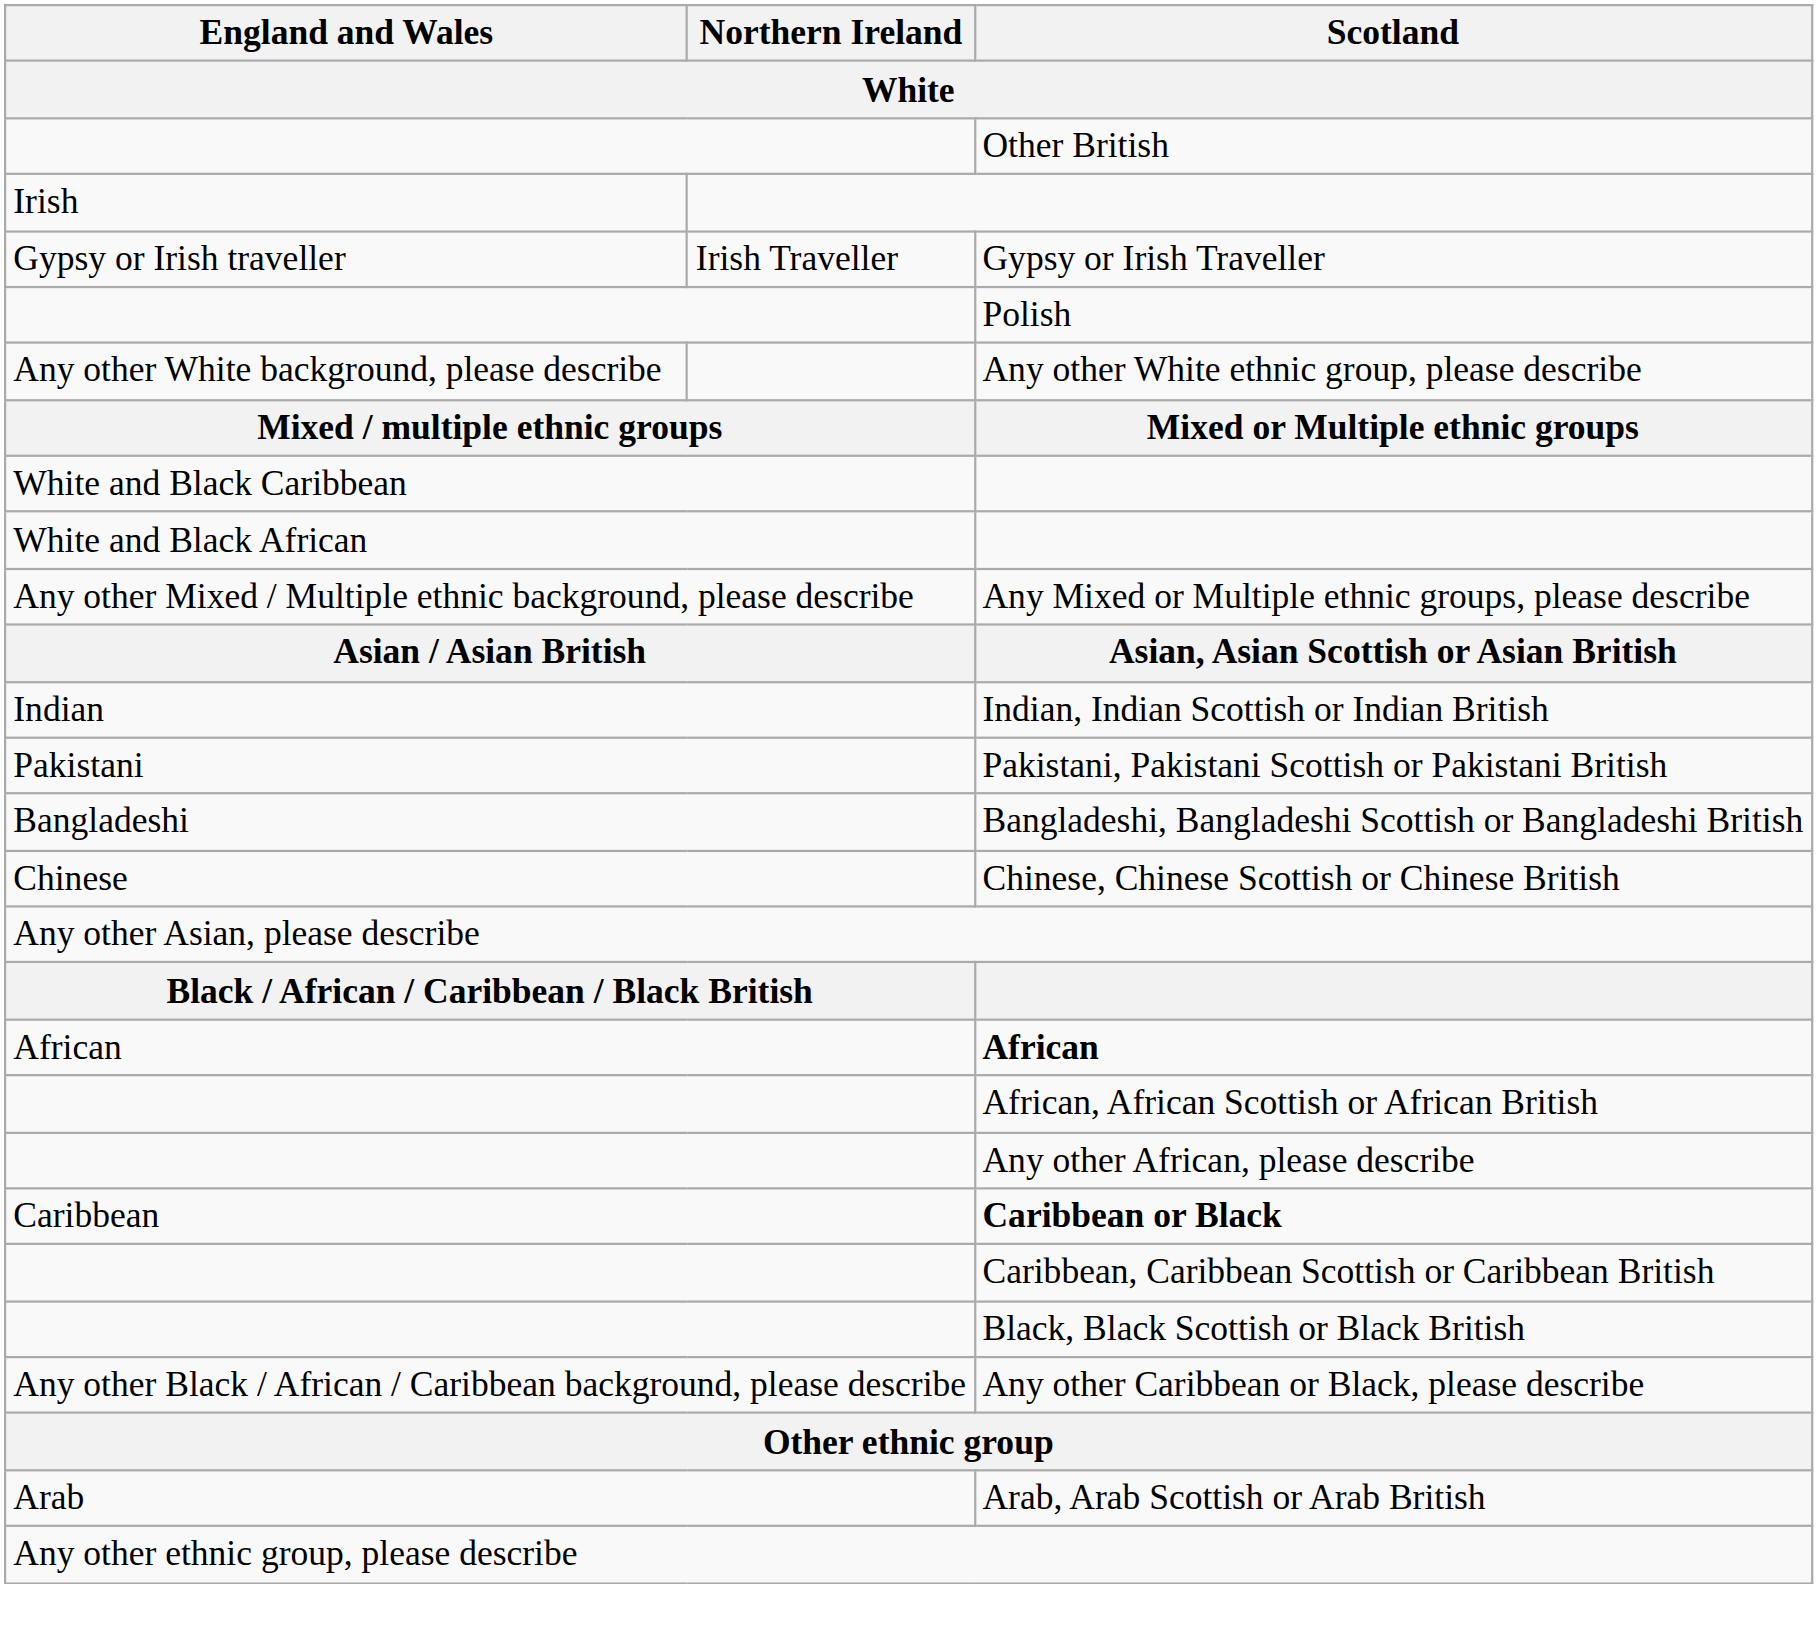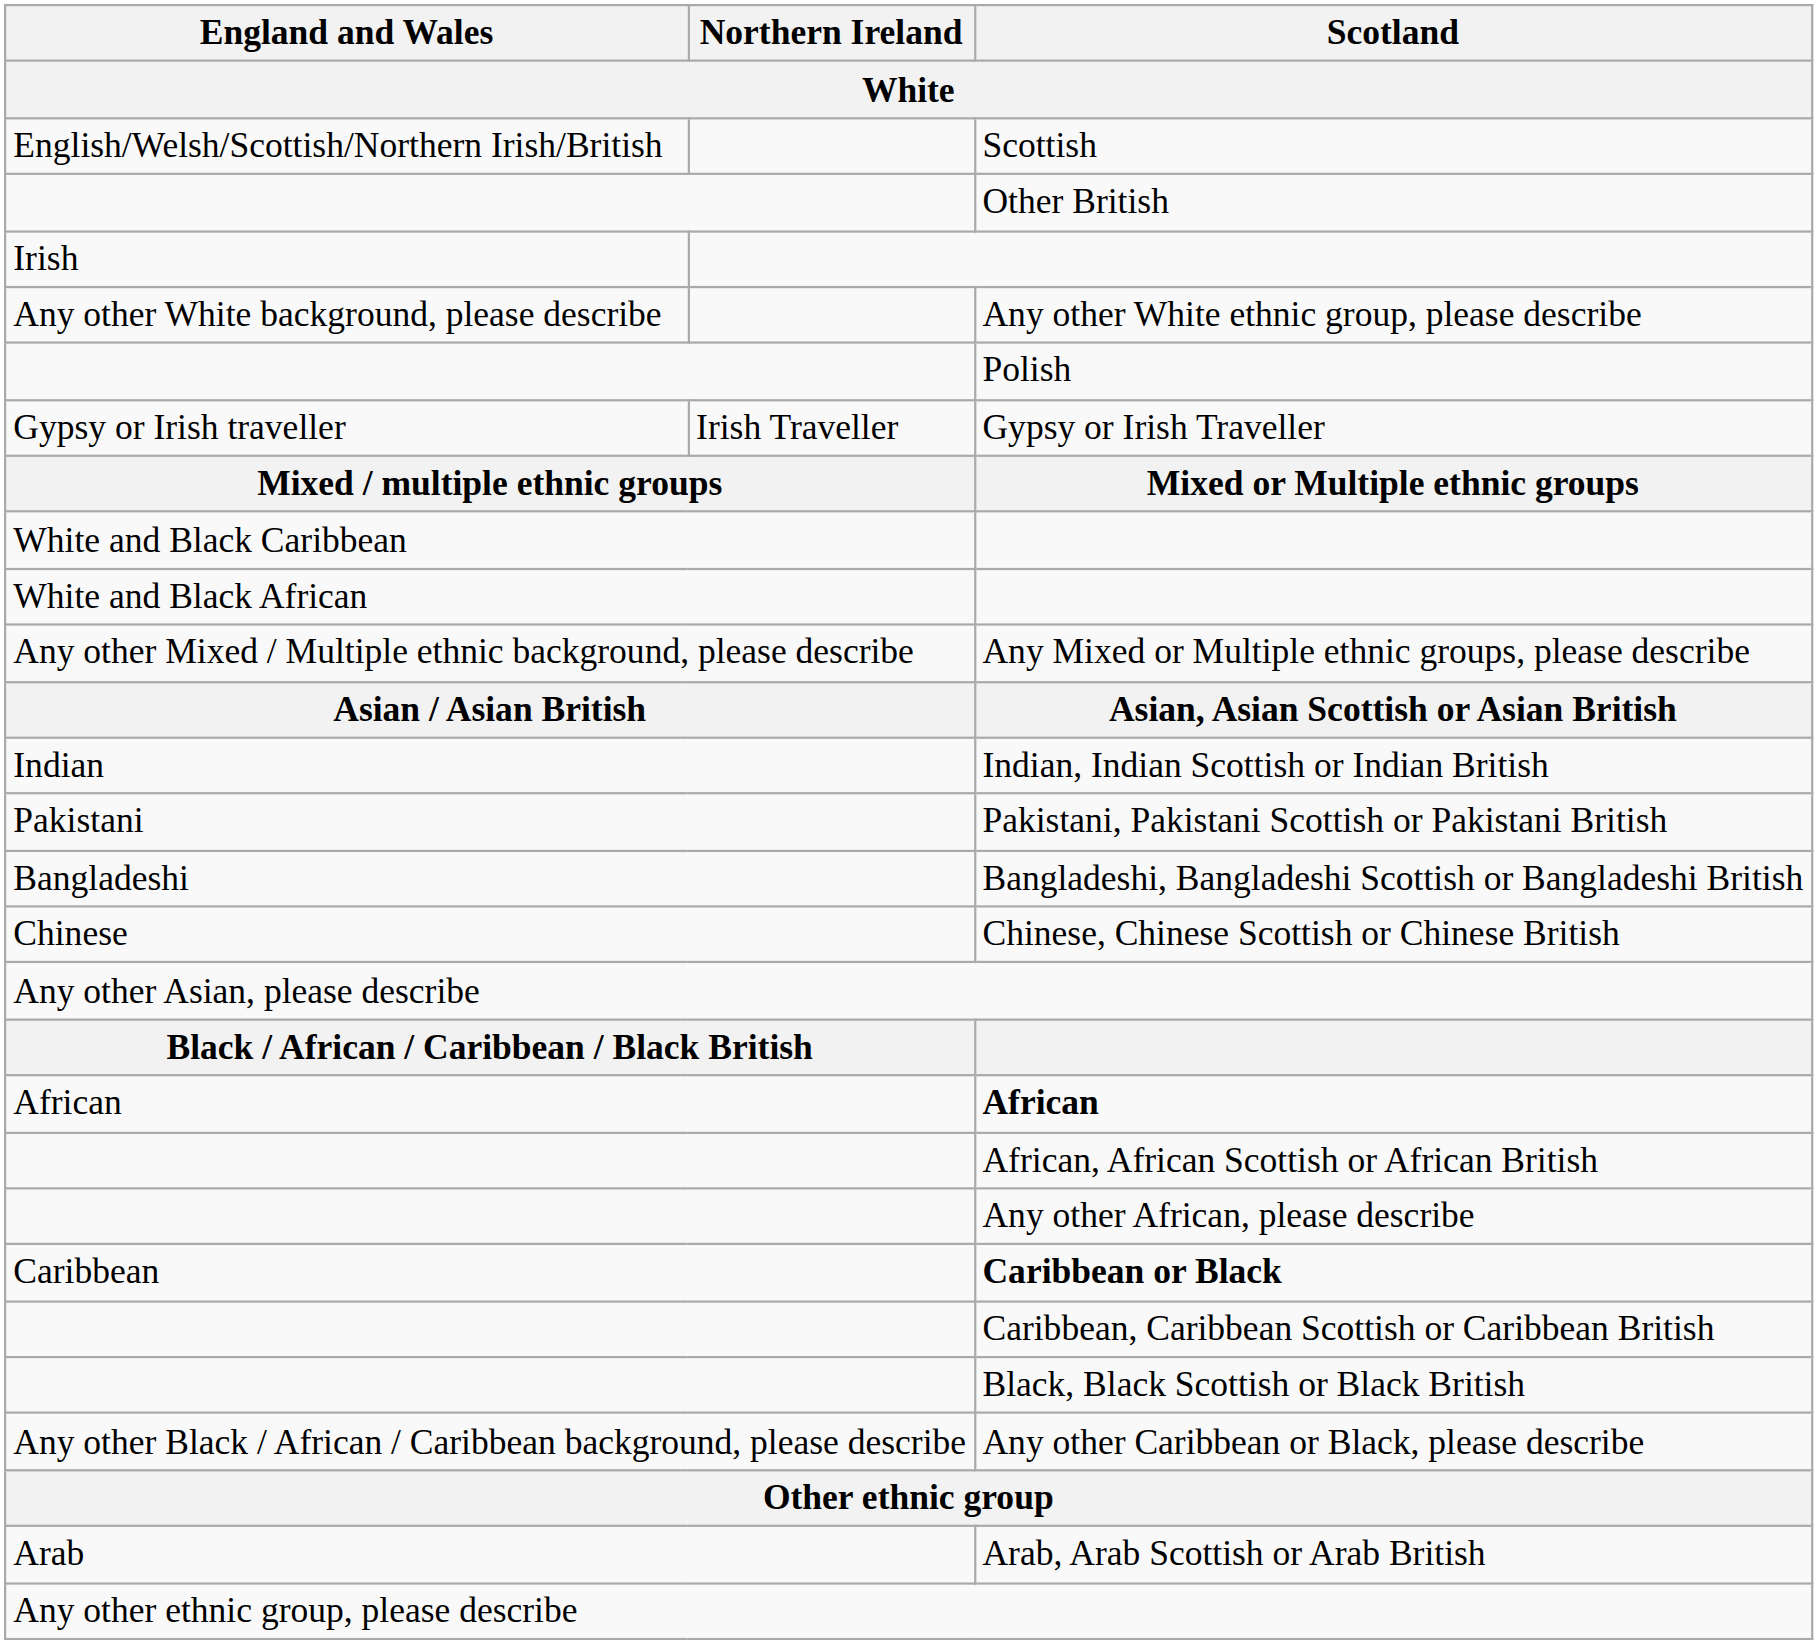+ row: (338, 145)
rows swapped: (180, 257) <-> (337, 370)
